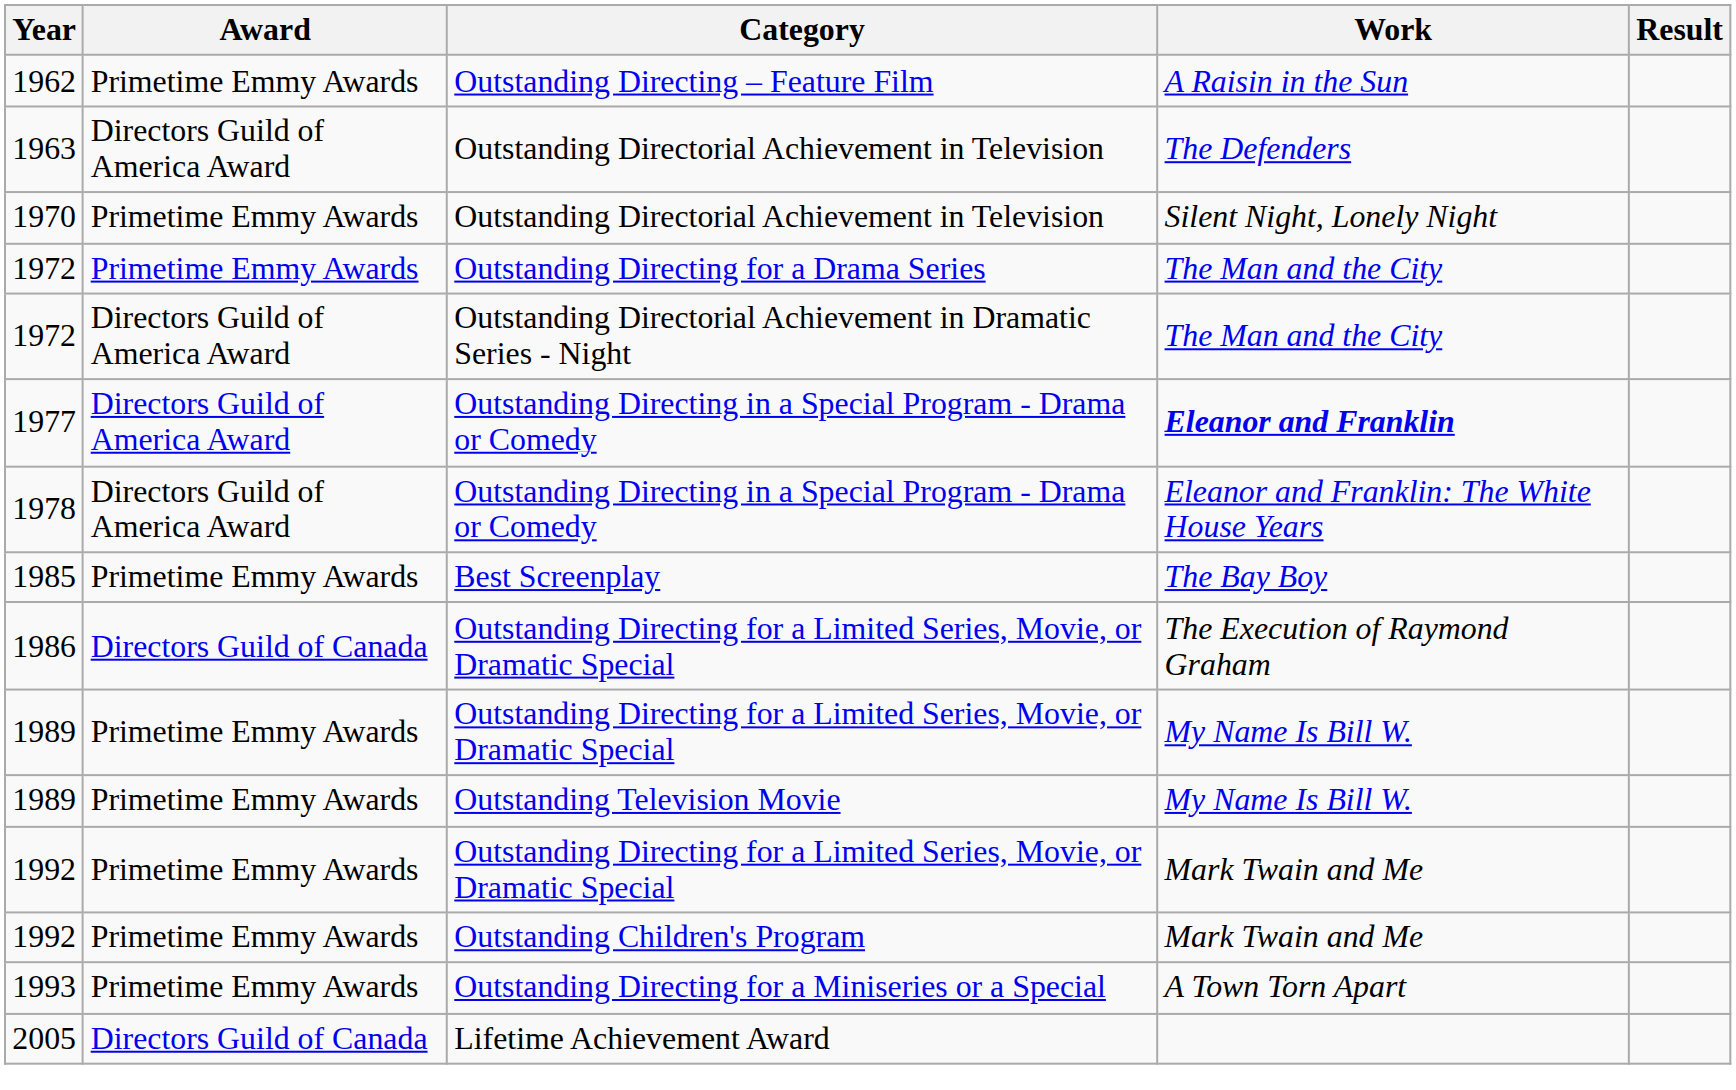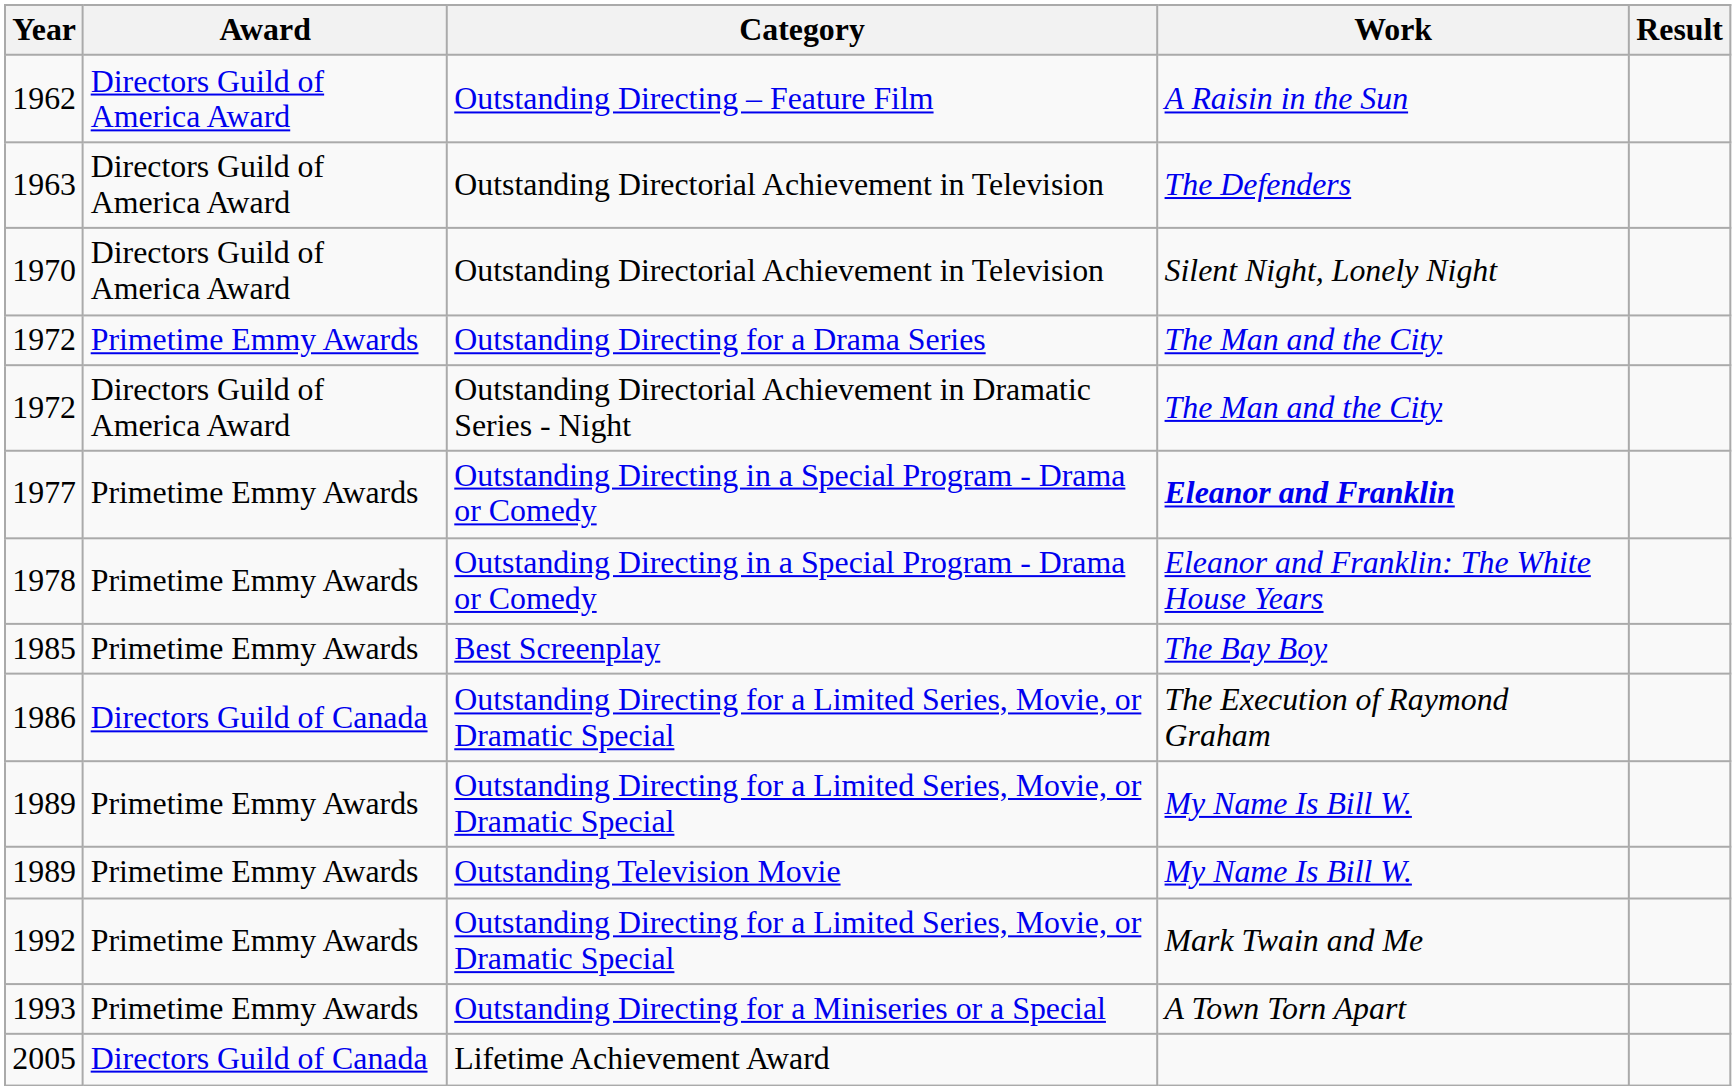(255, 80) Primetime Emmy Awards -> (207, 98) Directors Guild of America Award
(255, 217) Primetime Emmy Awards -> (207, 270) Directors Guild of America Award
(207, 422) Directors Guild of America Award -> (255, 493) Primetime Emmy Awards
(207, 508) Directors Guild of America Award -> (255, 580) Primetime Emmy Awards
- row: (44, 936)
